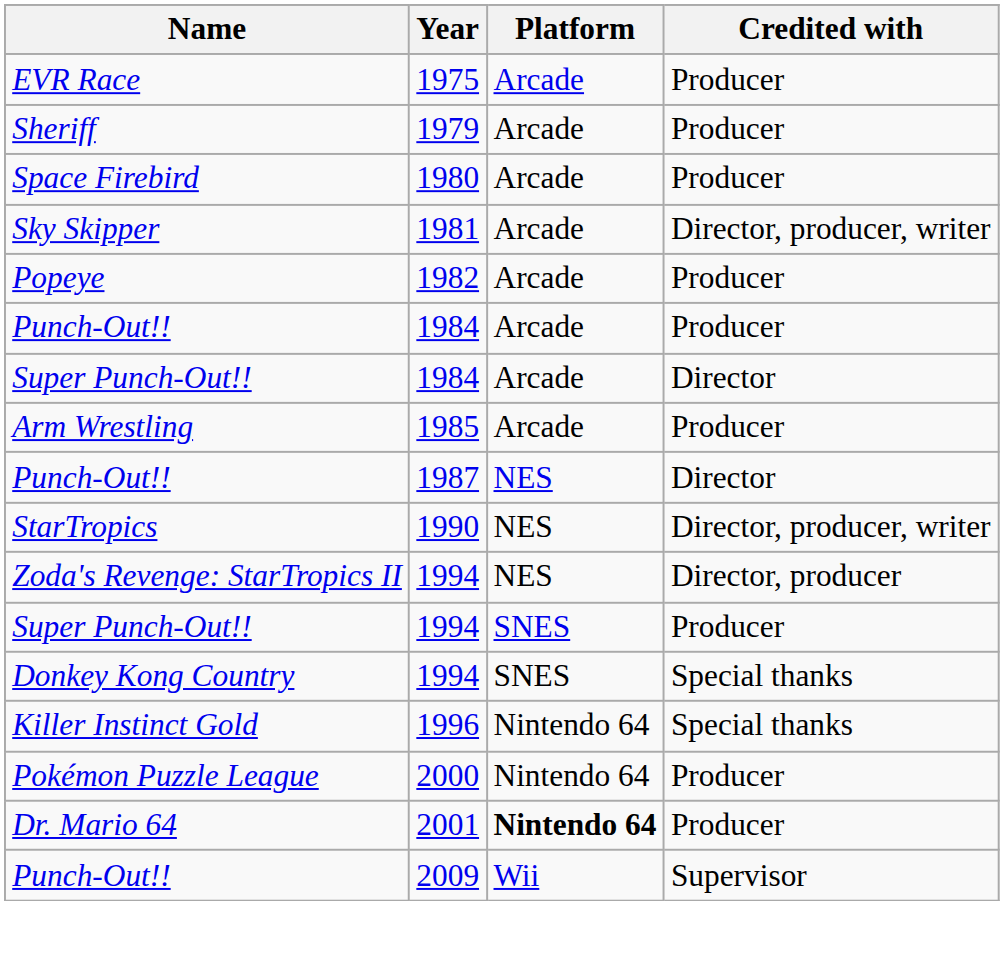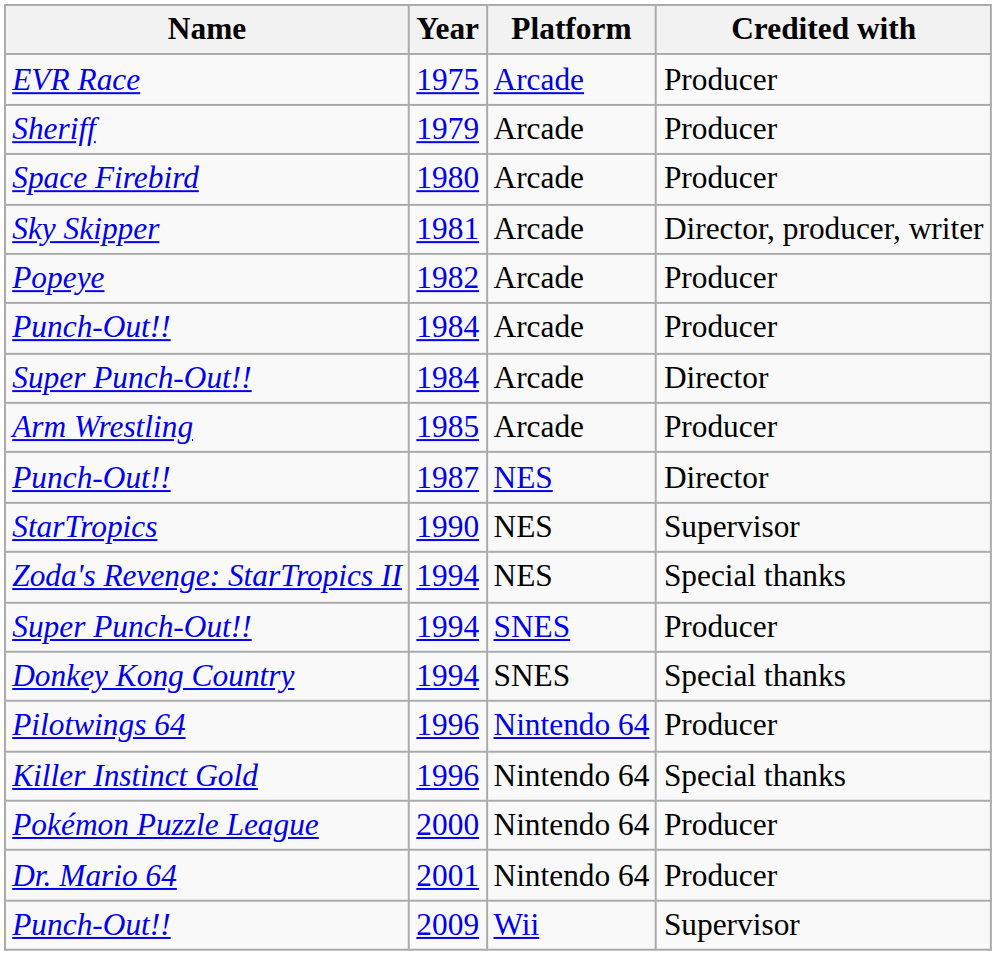(831, 526) Director, producer, writer -> (732, 526) Supervisor
(786, 576) Director, producer -> (755, 576) Special thanks
+ row: (99, 725)
(575, 825) bold -> (571, 874) normal
